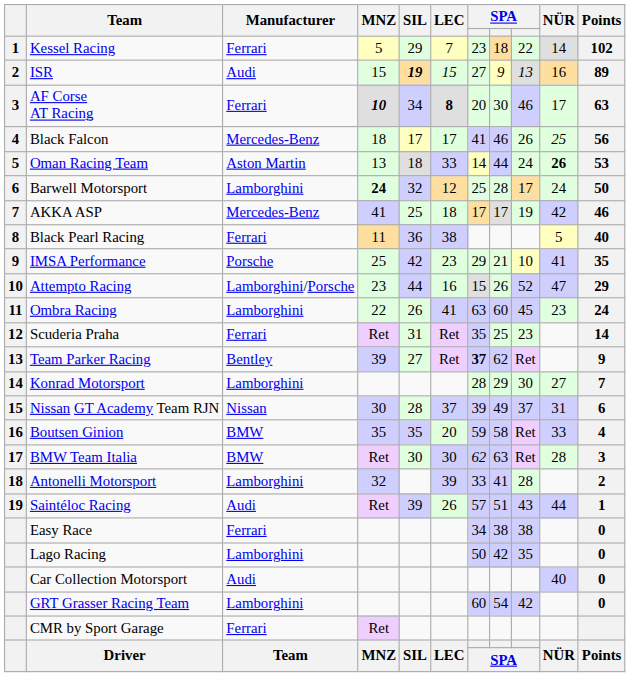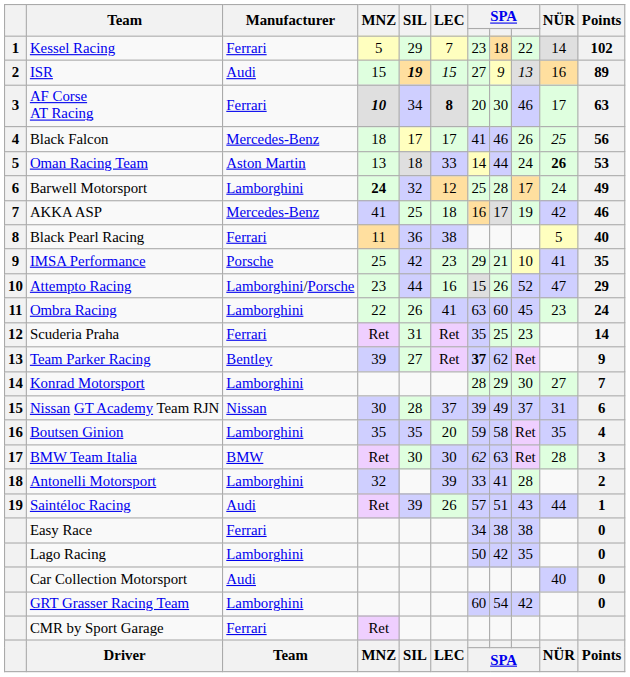(602, 187) 50 -> (602, 187) 49
(479, 211) 17 -> (479, 211) 16
(245, 432) BMW -> (265, 432) Lamborghini
(559, 432) 33 -> (559, 432) 35
